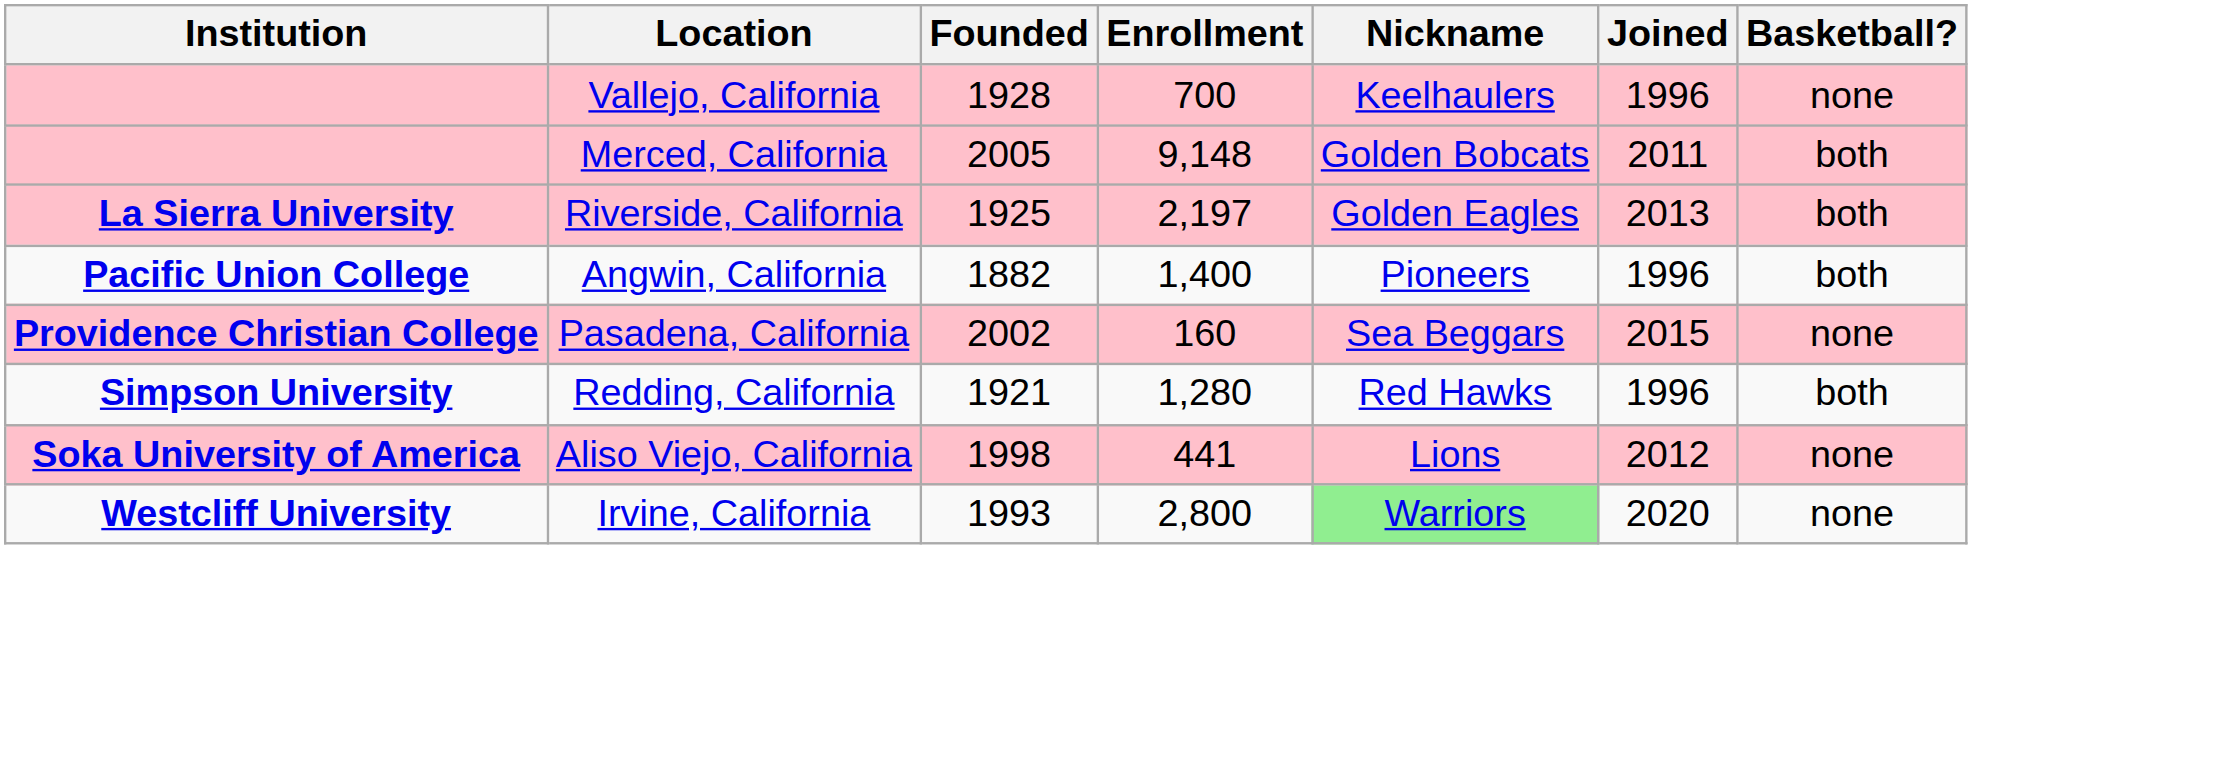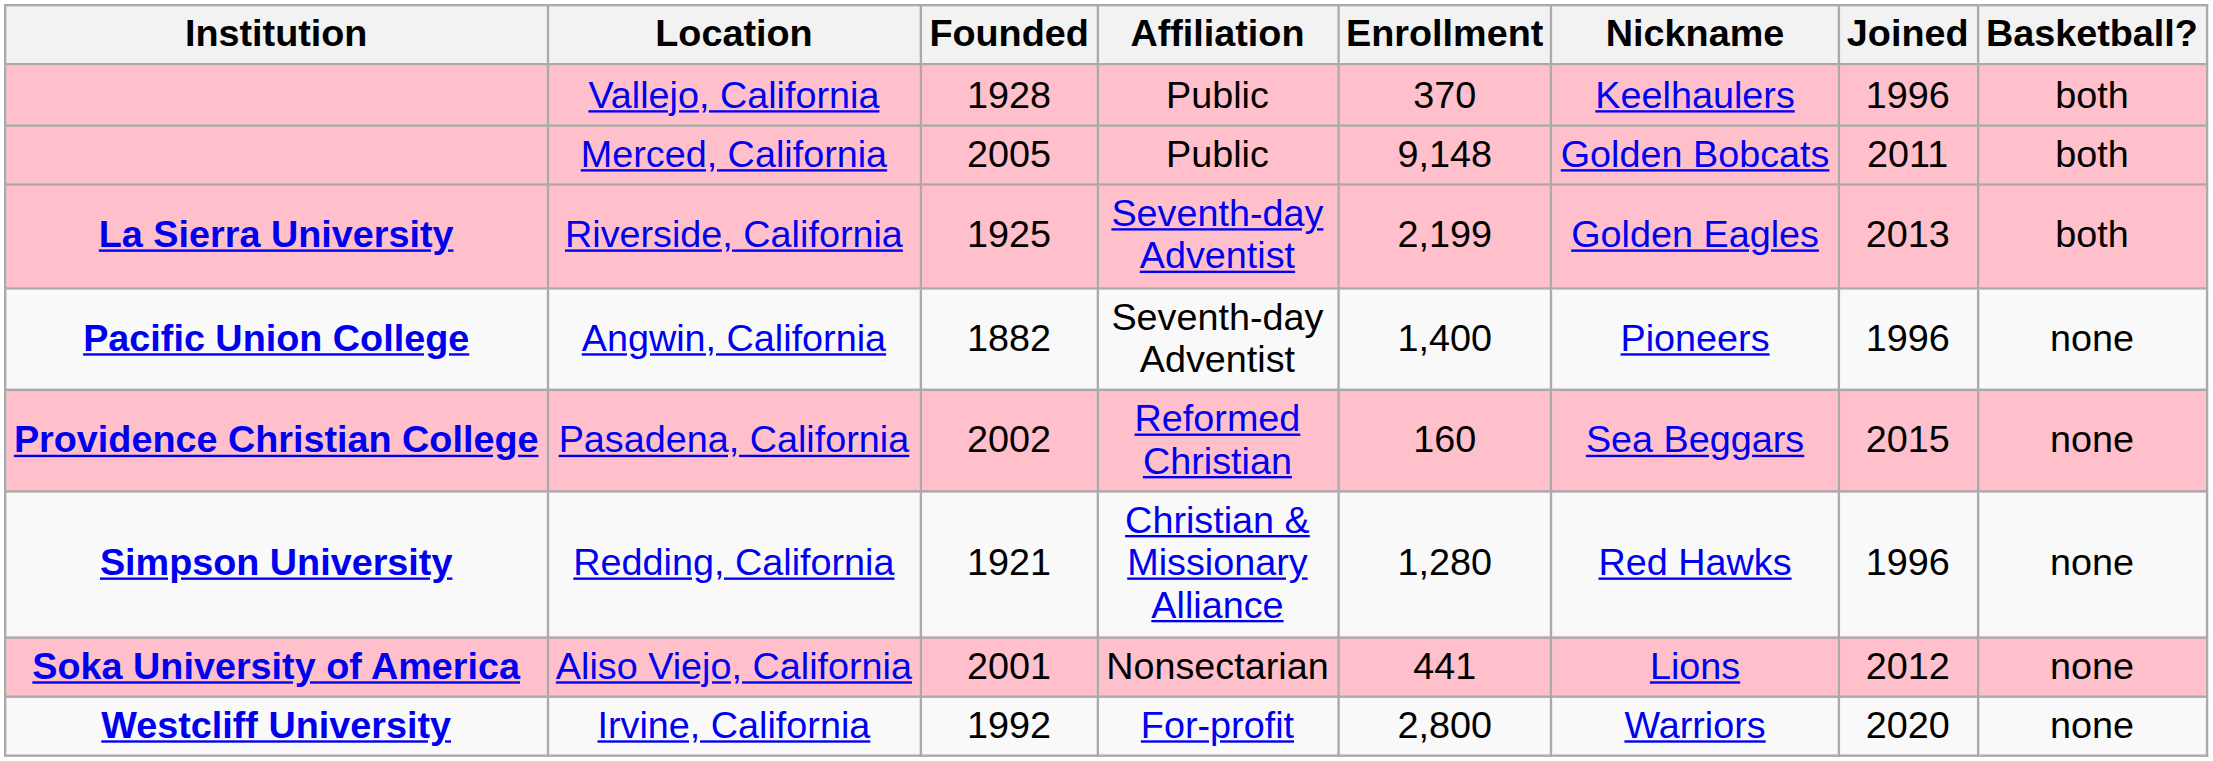+ column: (1217, 34)
(1205, 94) 700 -> (1445, 94) 370
(1852, 94) none -> (2092, 94) both
(1205, 214) 2,197 -> (1445, 235) 2,199
(1852, 273) both -> (2092, 337) none
(1852, 393) both -> (2092, 563) none
(1009, 453) 1998 -> (1009, 666) 2001
(1009, 513) 1993 -> (1009, 725) 1992
(1455, 513) lightgreen background -> (1695, 725) no background
